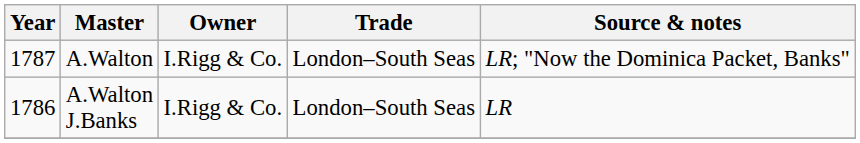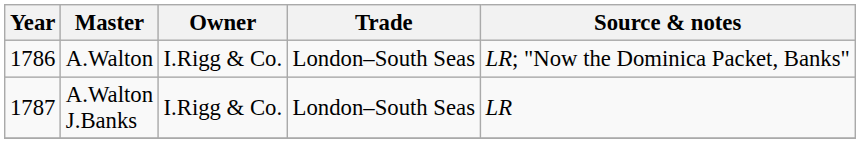(33, 58) 1787 -> (33, 58) 1786
(33, 107) 1786 -> (33, 107) 1787
